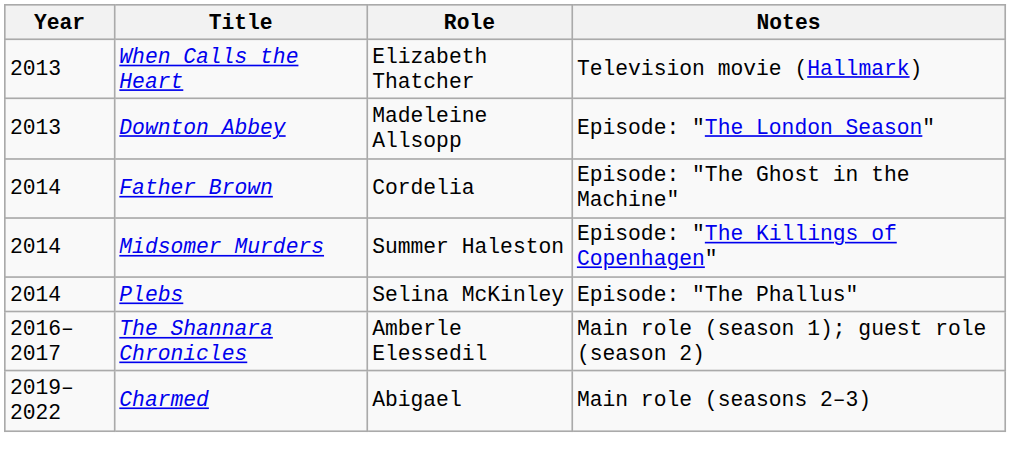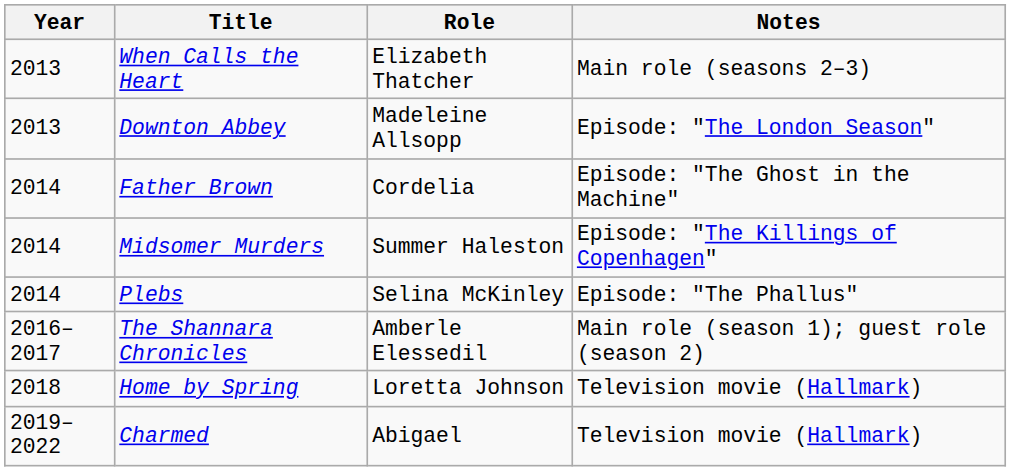(750, 69) Television movie (Hallmark) -> (724, 69) Main role (seasons 2–3)
+ row: (209, 388)
(724, 401) Main role (seasons 2–3) -> (750, 435) Television movie (Hallmark)
